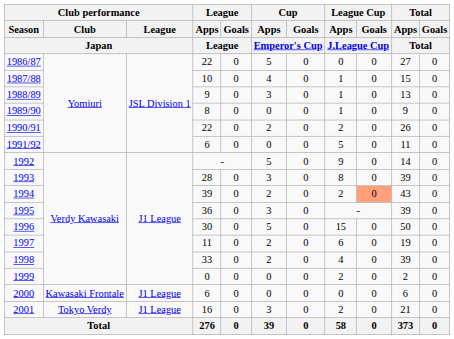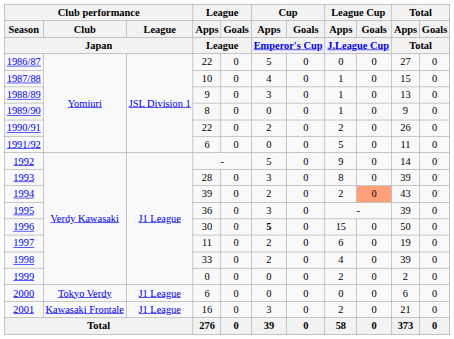(269, 227) normal -> (269, 227) bold
(85, 293) Kawasaki Frontale -> (85, 293) Tokyo Verdy
(85, 309) Tokyo Verdy -> (85, 309) Kawasaki Frontale
